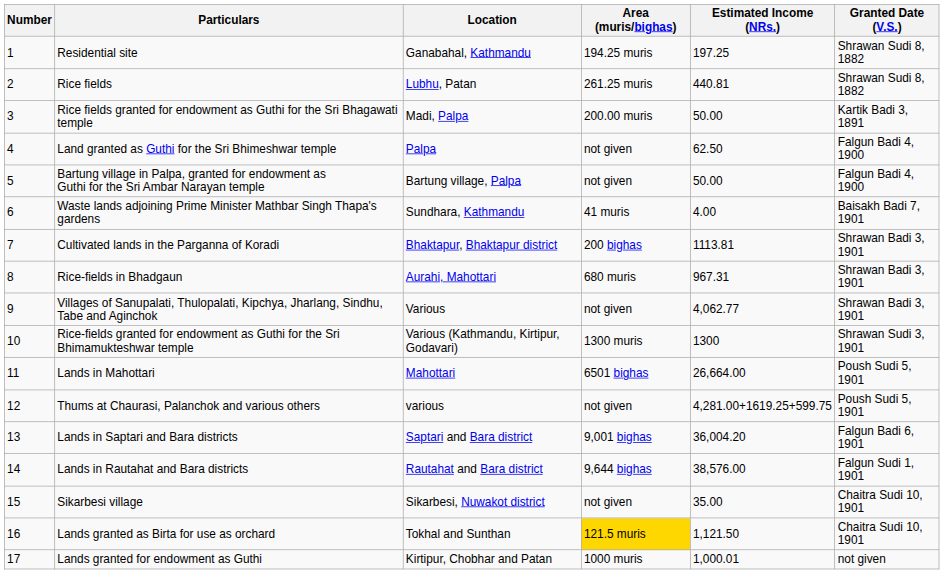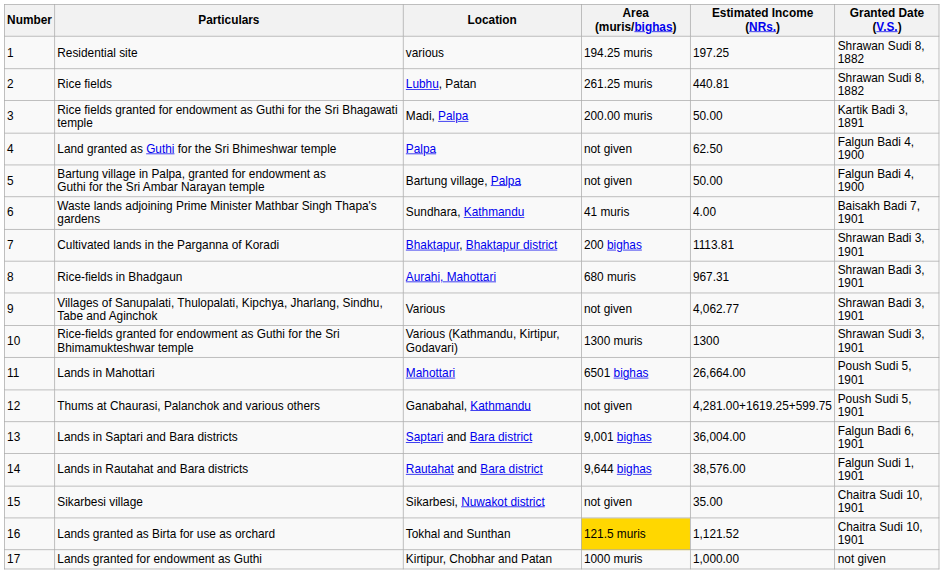(468, 52) Ganabahal, Kathmandu -> (425, 52) various
(425, 405) various -> (468, 405) Ganabahal, Kathmandu
(719, 437) 36,004.20 -> (719, 437) 36,004.00
(716, 534) 1,121.50 -> (716, 534) 1,121.52
(716, 559) 1,000.01 -> (716, 559) 1,000.00
